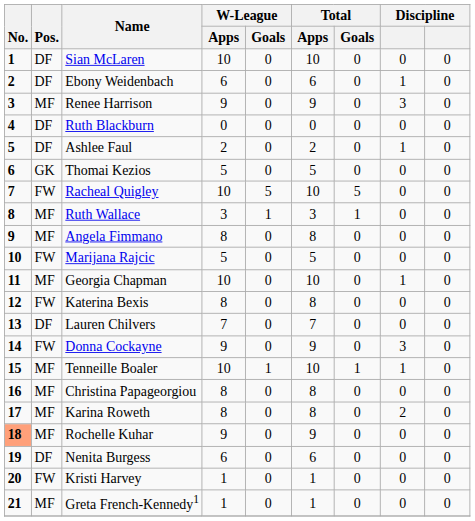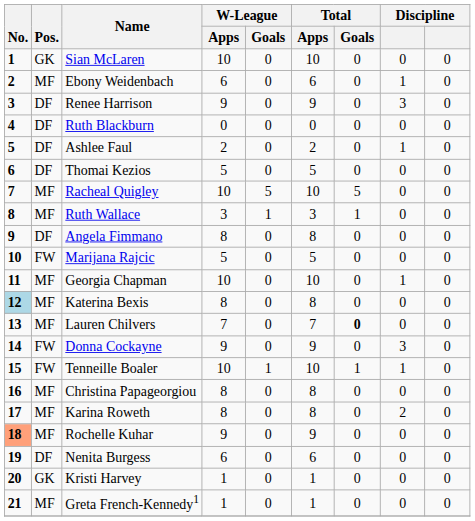(43, 59) DF -> (45, 59) GK
(43, 81) DF -> (45, 81) MF
(45, 103) MF -> (43, 103) DF
(45, 170) GK -> (43, 170) DF
(45, 192) FW -> (45, 192) MF
(45, 236) MF -> (43, 236) DF
(15, 302) no background -> (15, 302) lightblue background
(45, 302) FW -> (45, 302) MF
(43, 324) DF -> (45, 324) MF
(357, 324) normal -> (357, 324) bold
(45, 368) MF -> (45, 368) FW
(45, 479) FW -> (45, 479) GK
